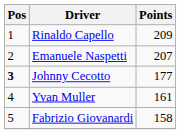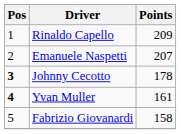(163, 76) 177 -> (163, 76) 178
(11, 96) normal -> (11, 96) bold
